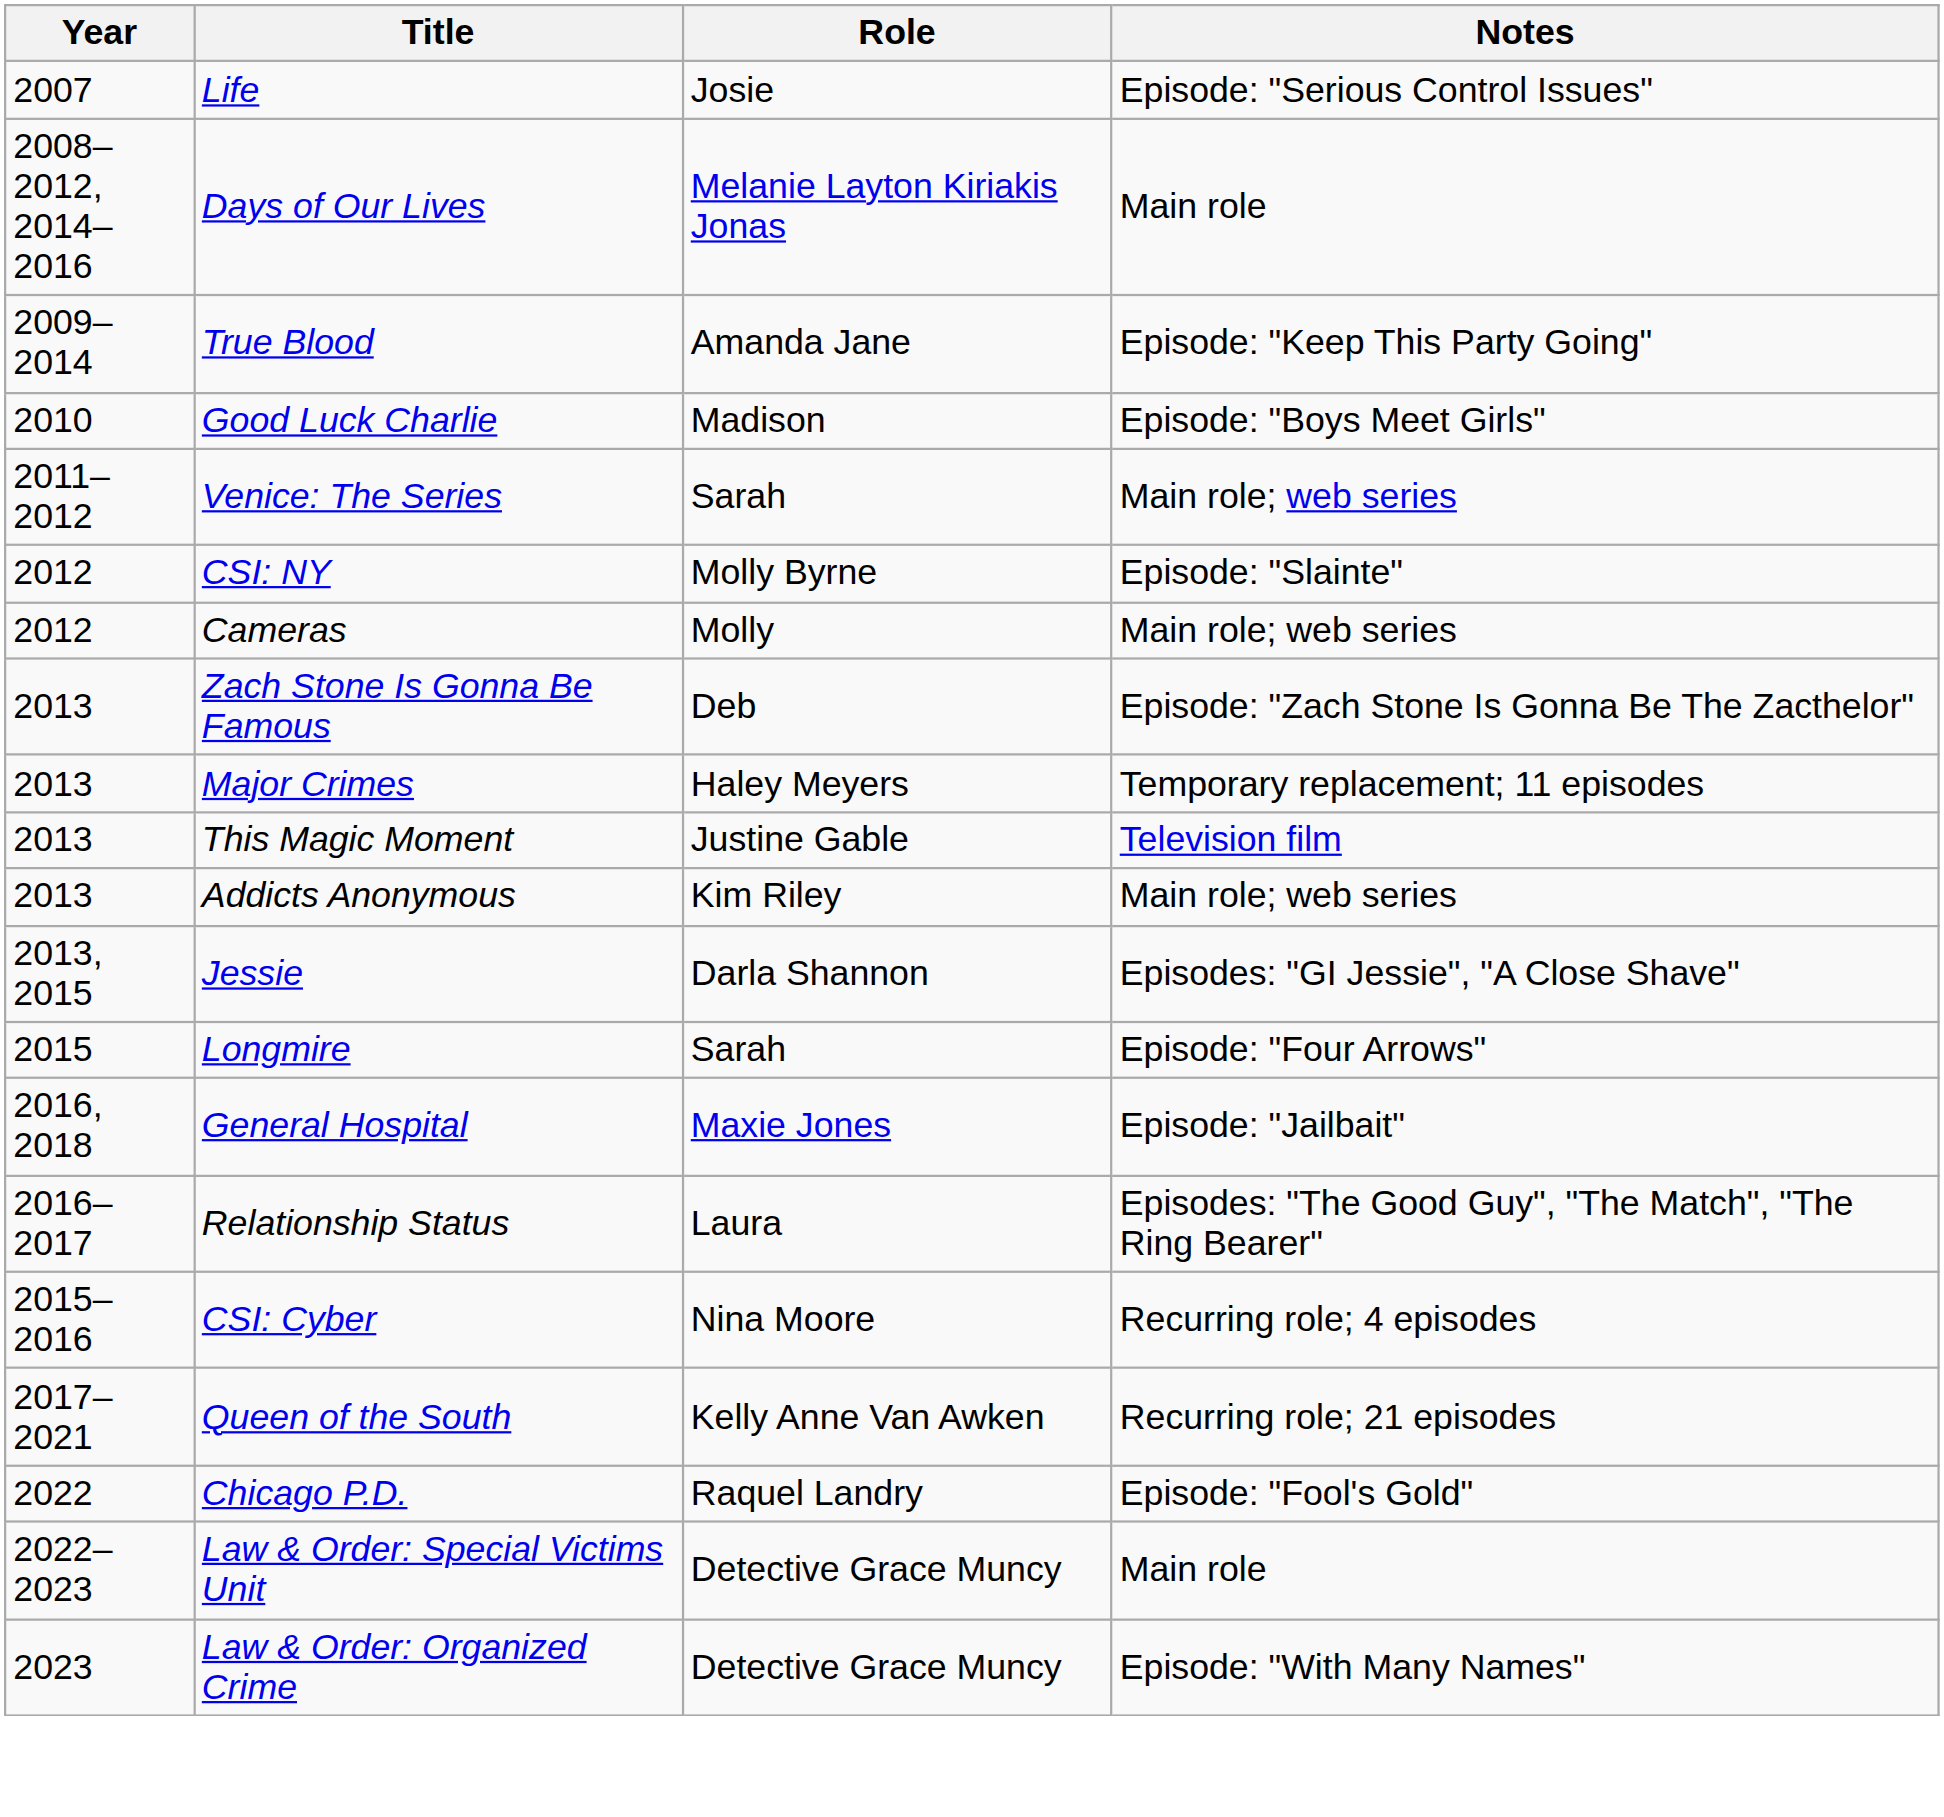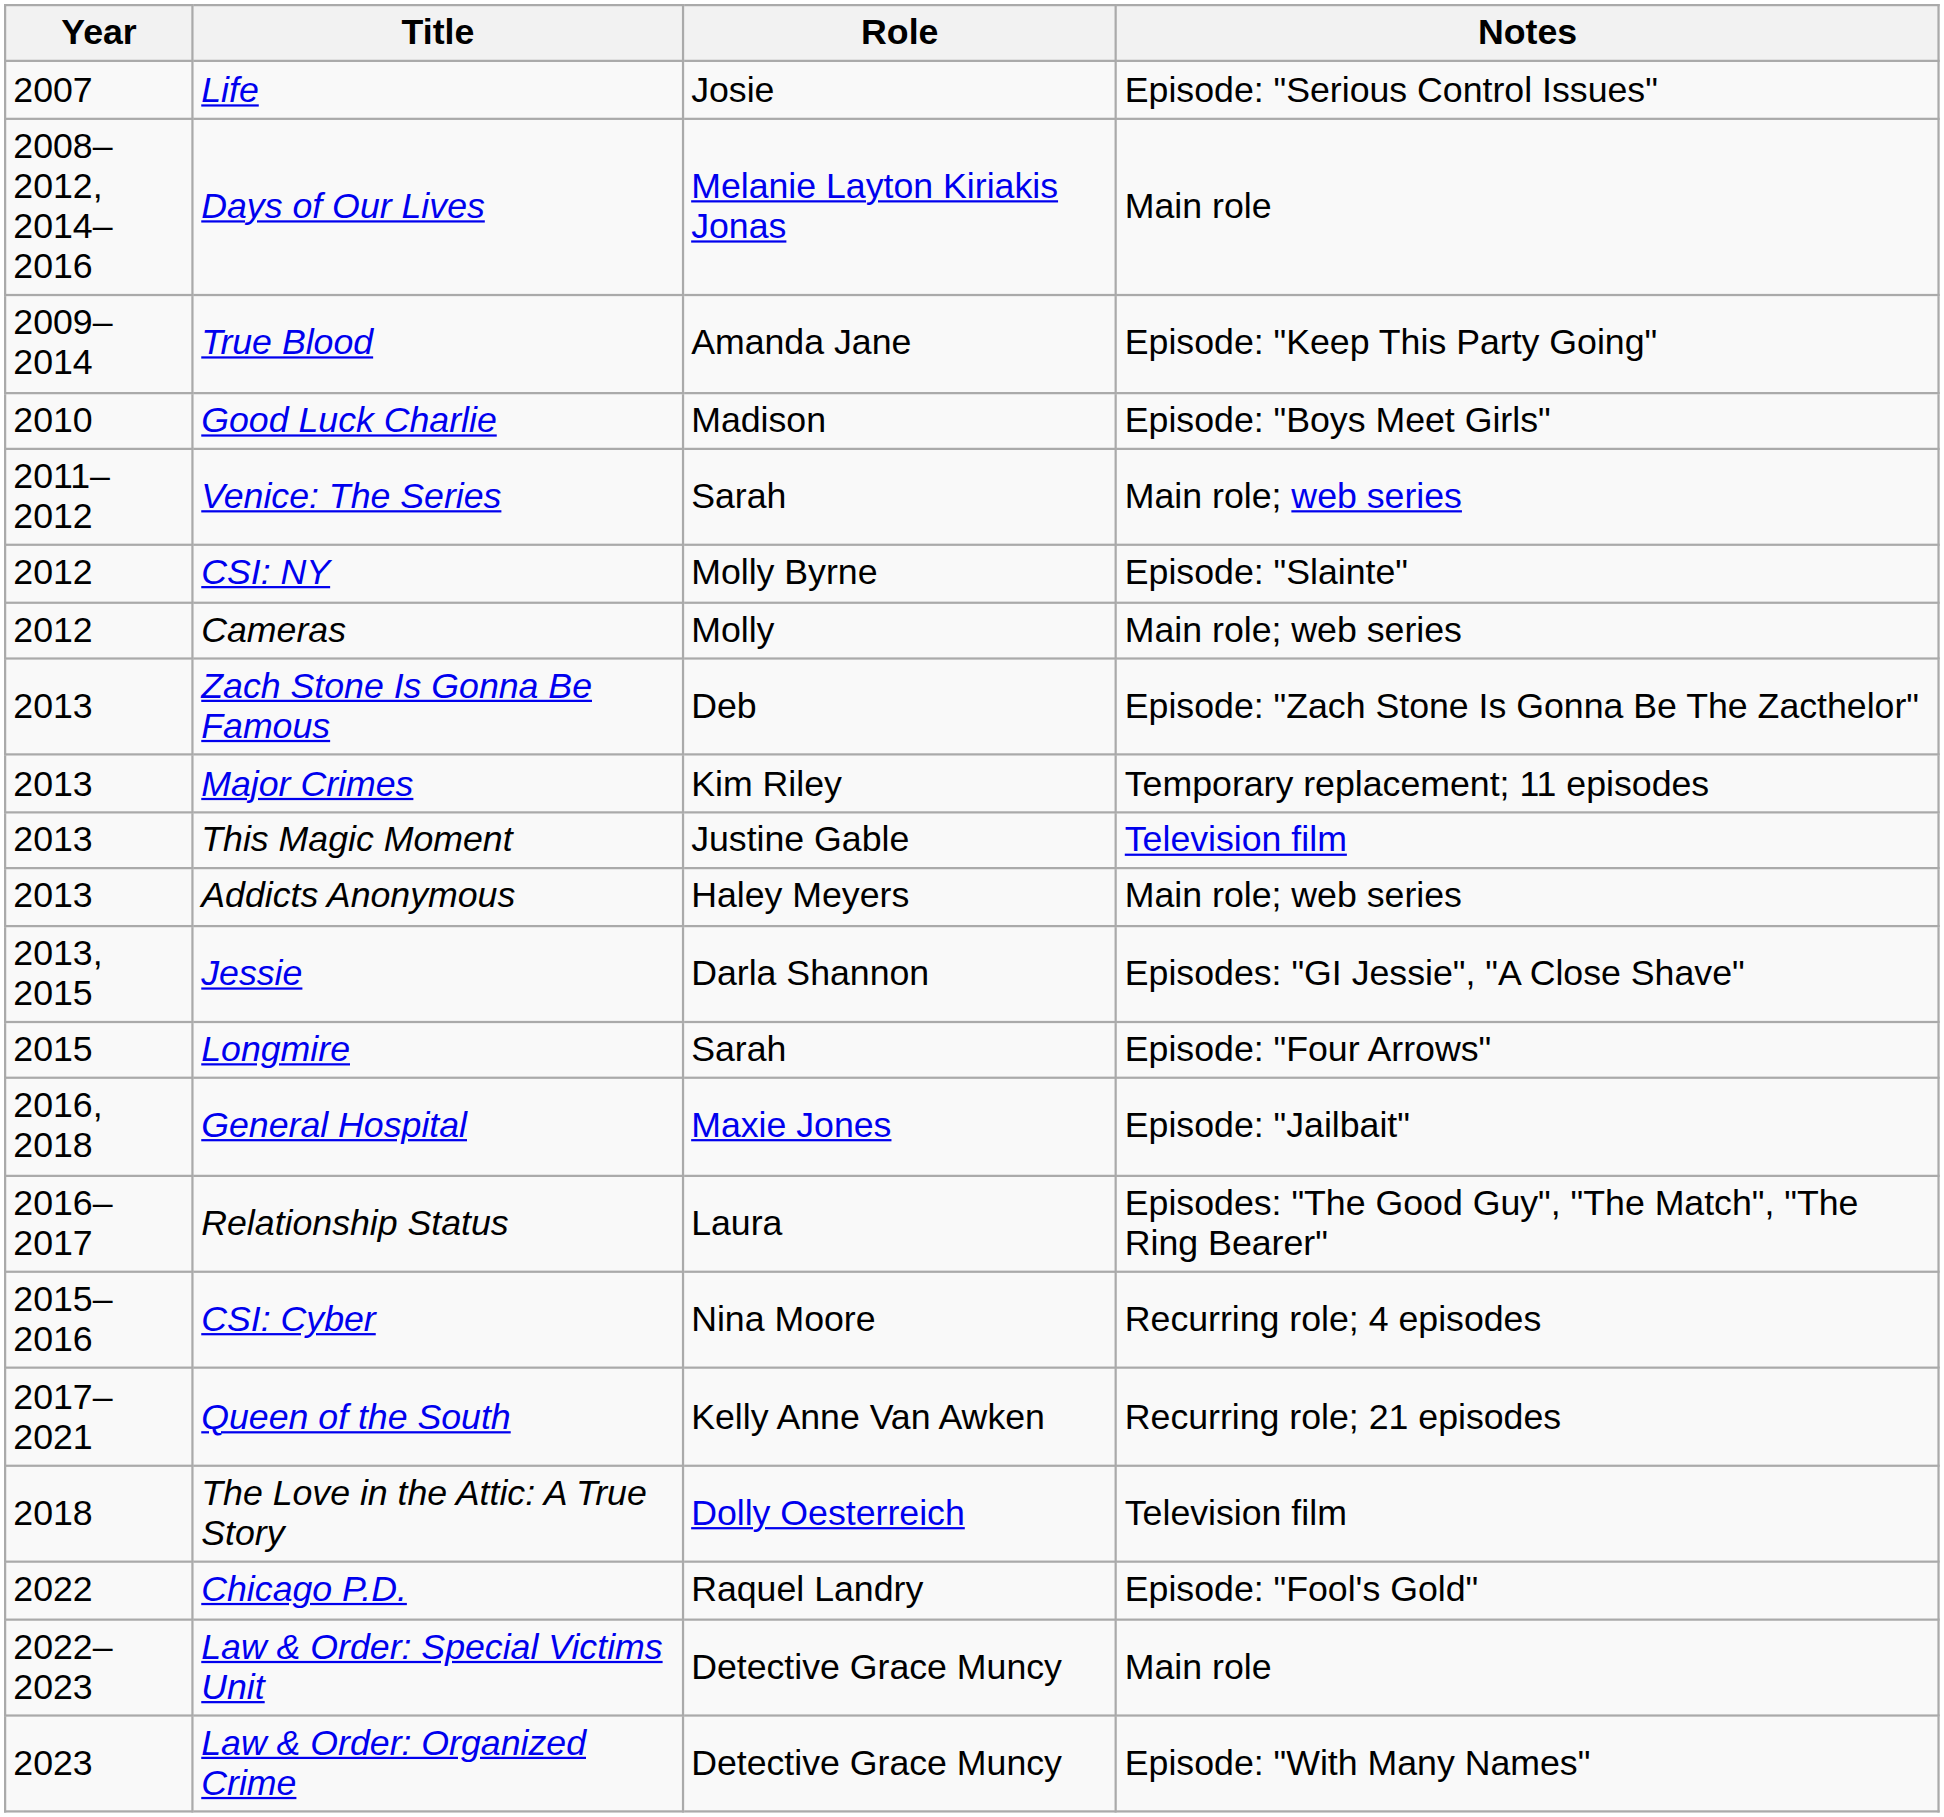(800, 782) Haley Meyers -> (766, 782) Kim Riley
(766, 896) Kim Riley -> (800, 896) Haley Meyers
+ row: (424, 1512)
